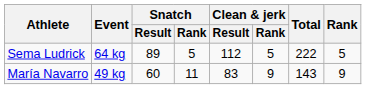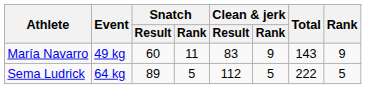rows swapped: (48, 74) <-> (46, 54)
